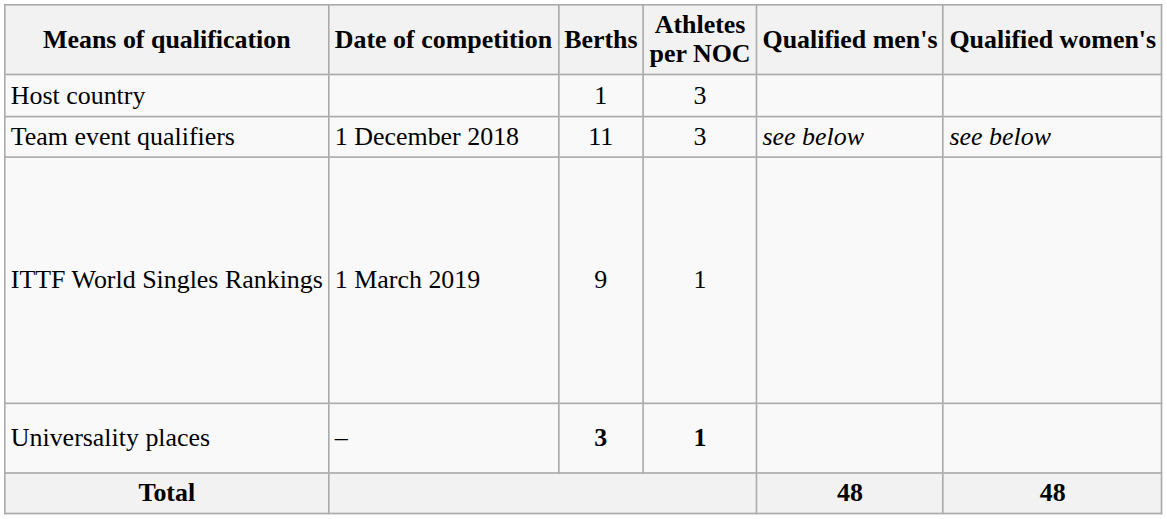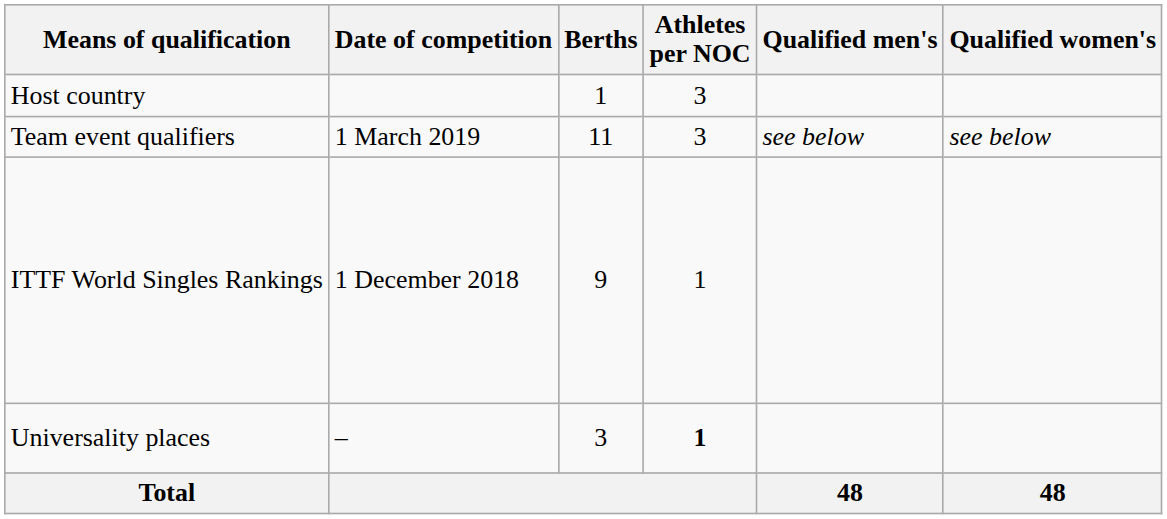(427, 136) 1 December 2018 -> (408, 136) 1 March 2019
(408, 279) 1 March 2019 -> (427, 279) 1 December 2018
(601, 437) bold -> (601, 437) normal
